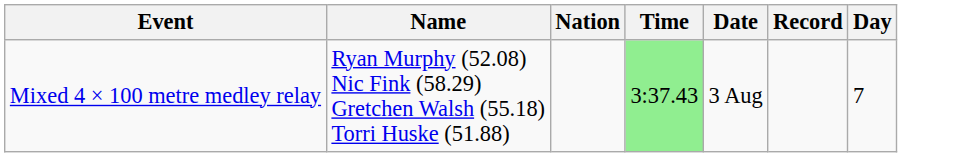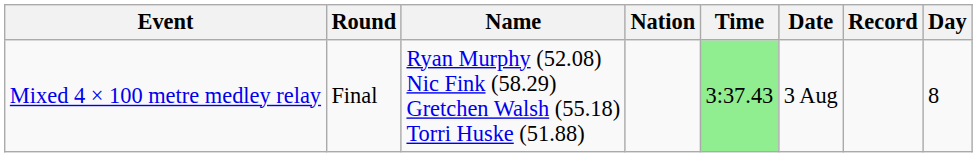+ column: (364, 22)
(859, 95) 7 -> (934, 95) 8
